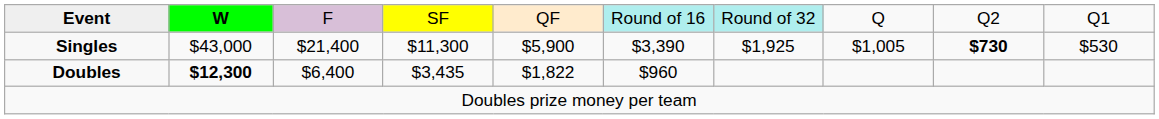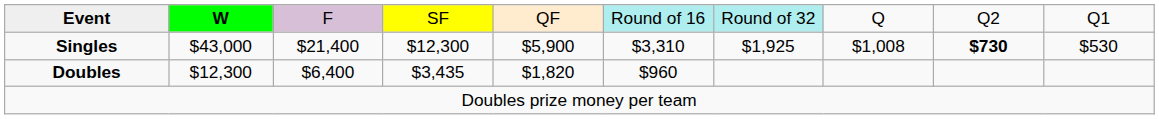(438, 46) $11,300 -> (438, 46) $12,300
(658, 46) $3,390 -> (658, 46) $3,310
(878, 46) $1,005 -> (878, 46) $1,008
(221, 73) bold -> (221, 73) normal
(548, 73) $1,822 -> (548, 73) $1,820
